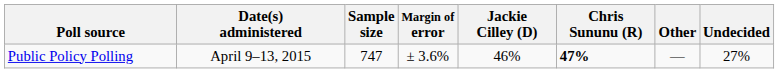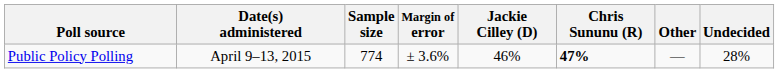(371, 56) 747 -> (371, 56) 774
(736, 56) 27% -> (736, 56) 28%
